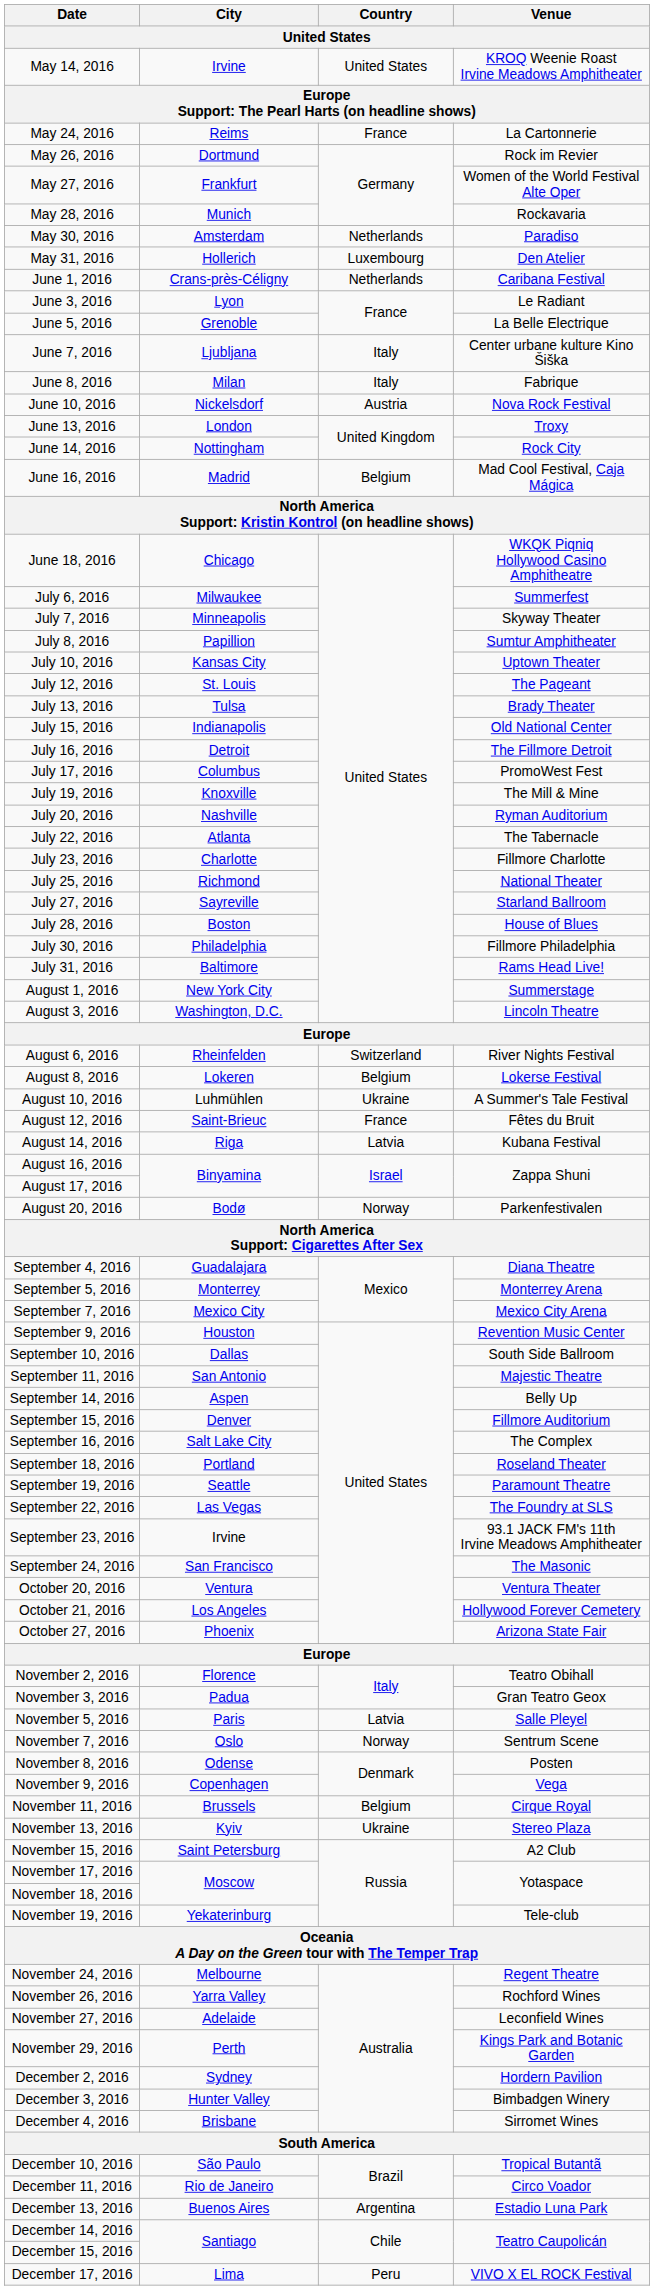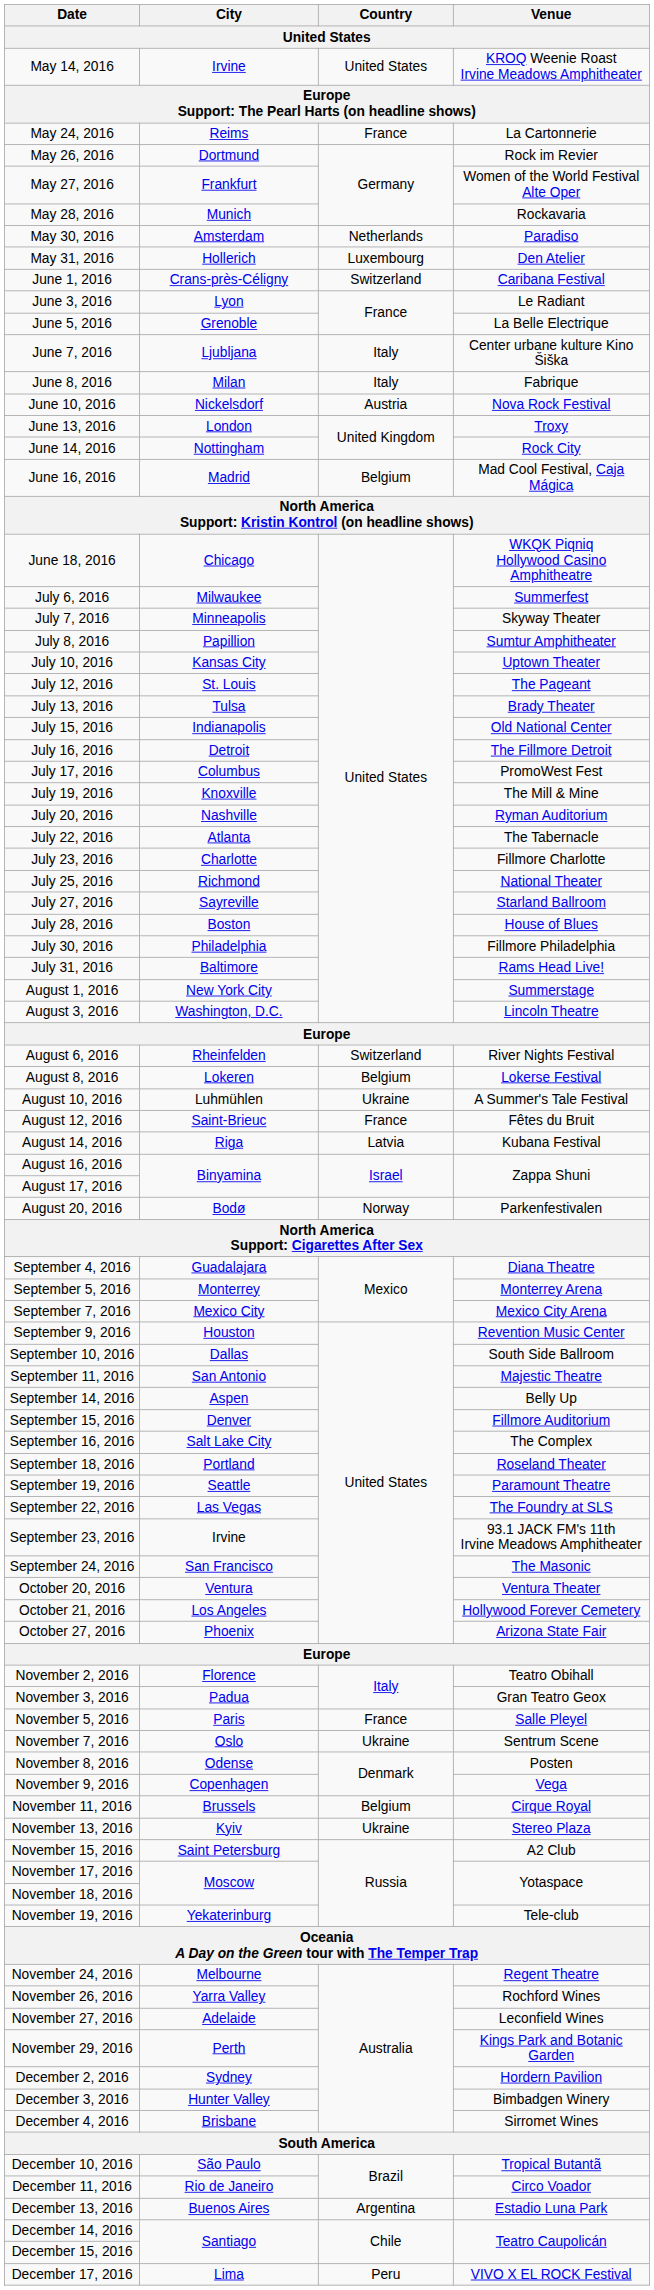(386, 280) Netherlands -> (386, 280) Switzerland
(386, 1719) Latvia -> (386, 1719) France
(386, 1741) Norway -> (386, 1741) Ukraine
